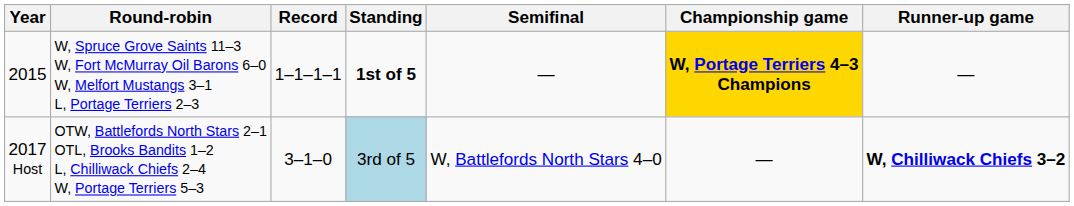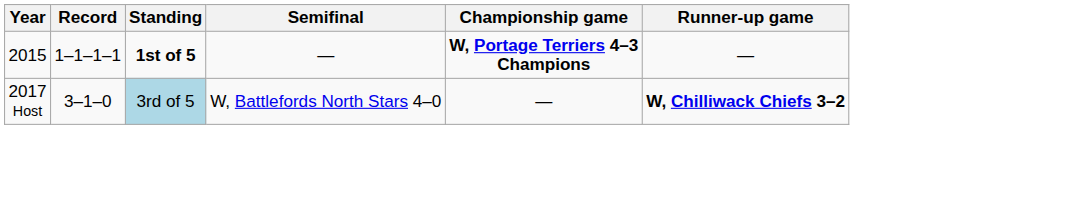- column: (161, 18)
(764, 74) gold background -> (544, 54) no background
